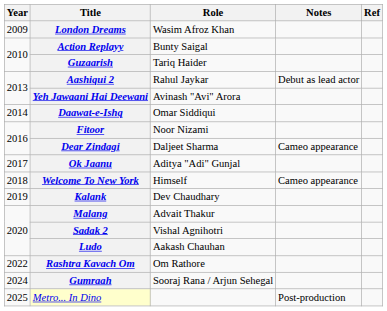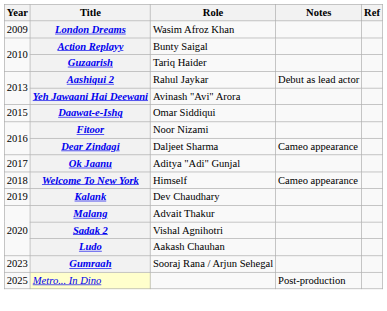(17, 113) 2014 -> (17, 113) 2015
- row: (90, 264)
(17, 280) 2024 -> (17, 264) 2023
